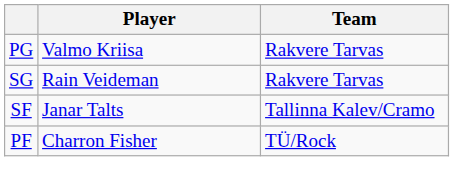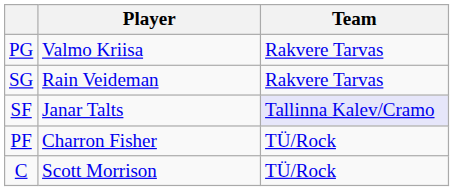(350, 110) no background -> (350, 110) lavender background
+ row: (21, 170)
